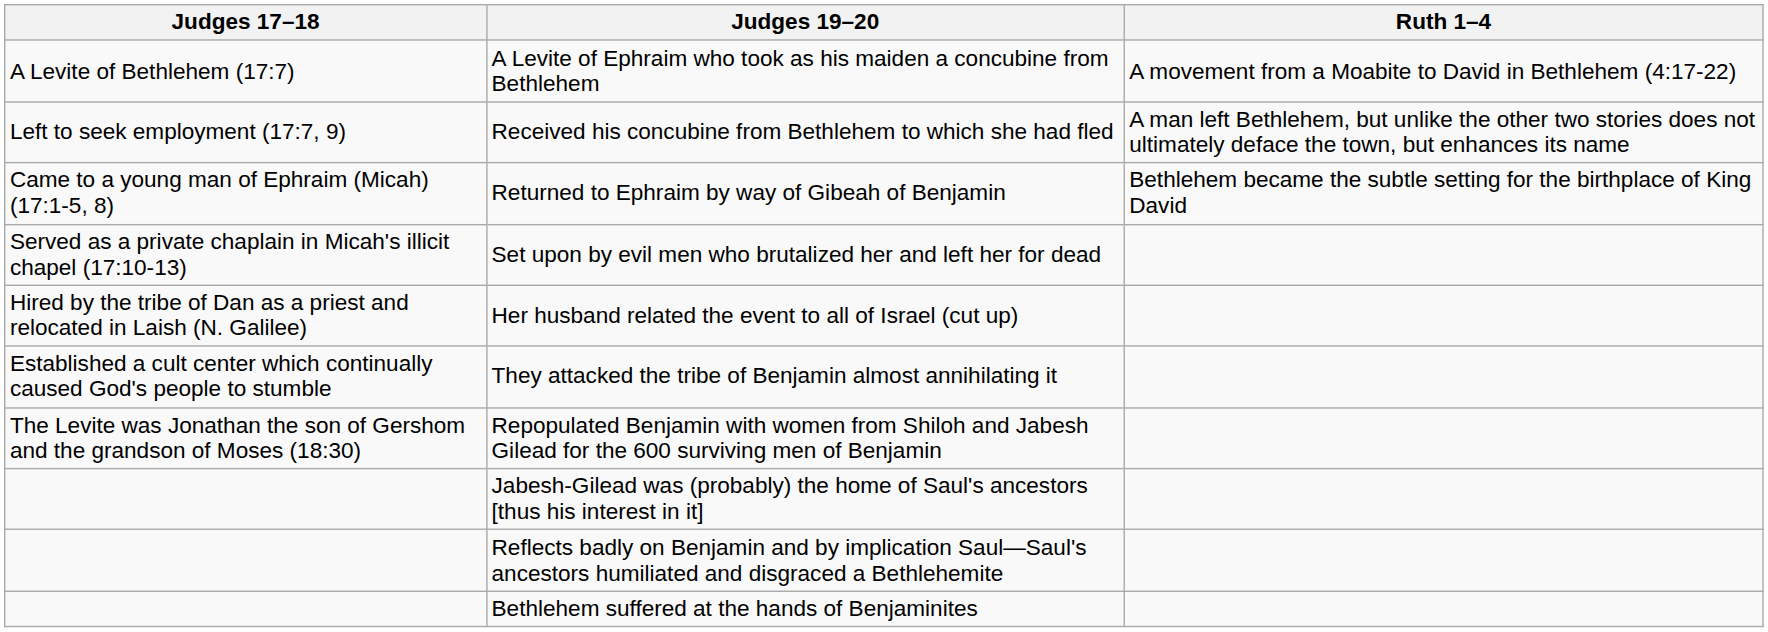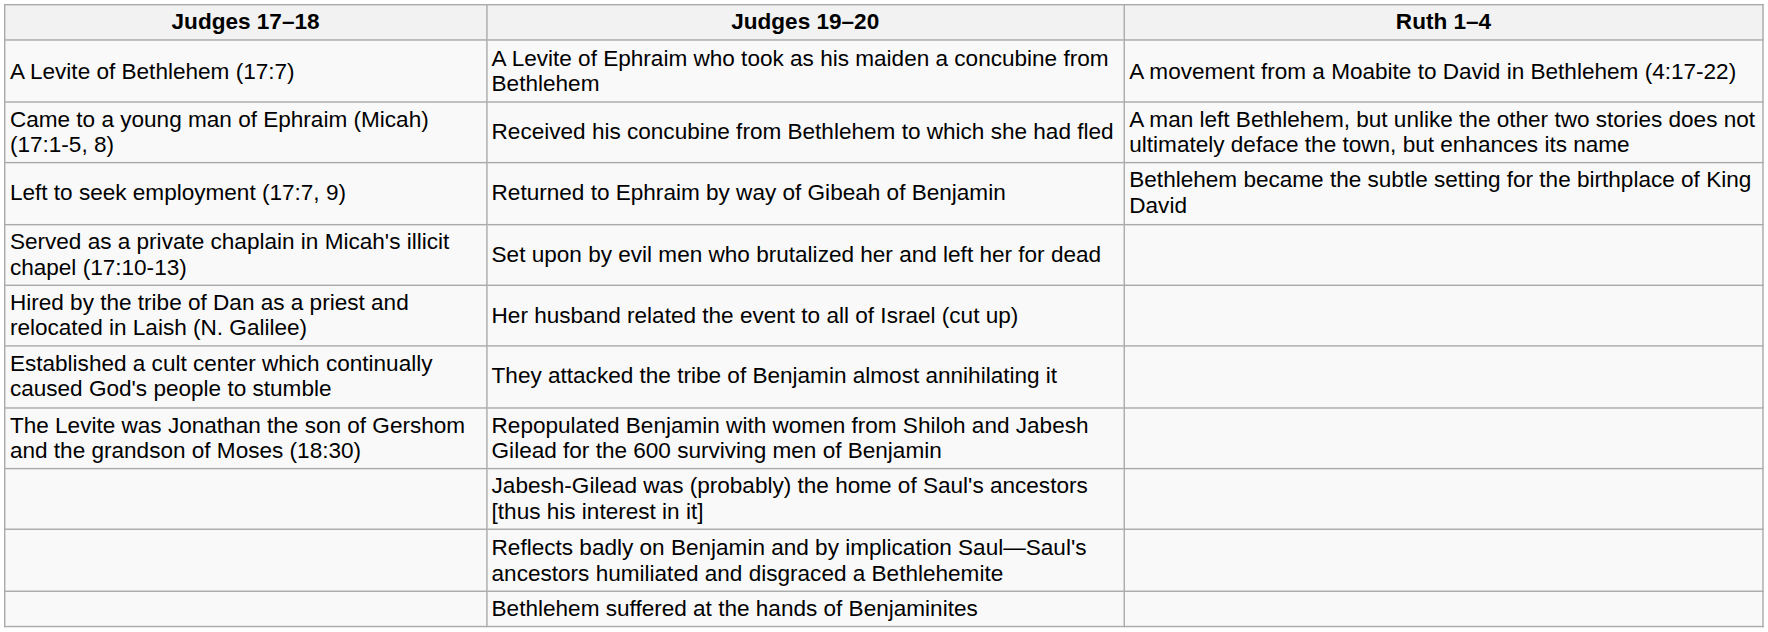(178, 132) Left to seek employment (17:7, 9) -> (219, 132) Came to a young man of Ephraim (Micah) (17:1-5, 8)
(219, 193) Came to a young man of Ephraim (Micah) (17:1-5, 8) -> (178, 193) Left to seek employment (17:7, 9)
